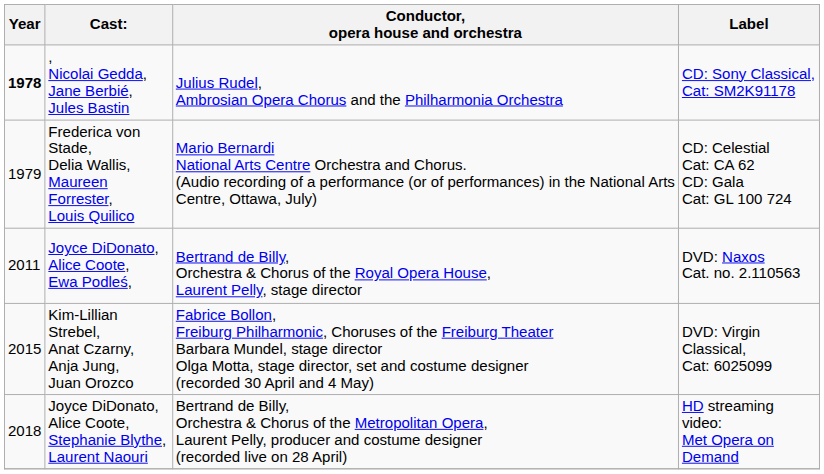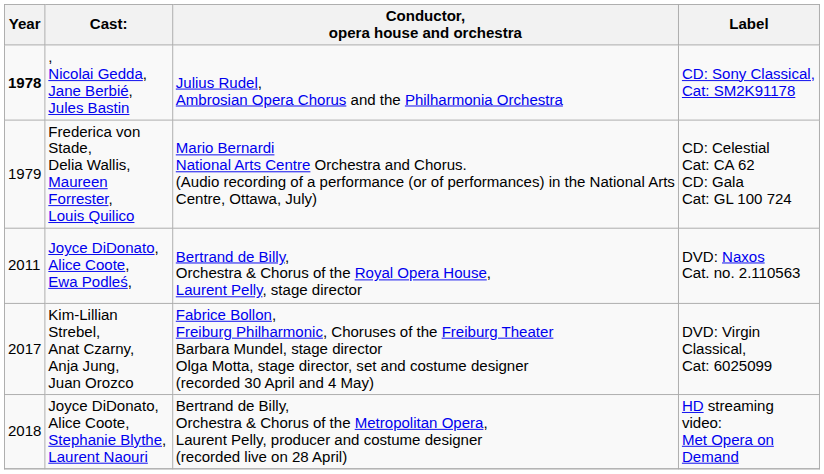(25, 348) 2015 -> (25, 348) 2017
